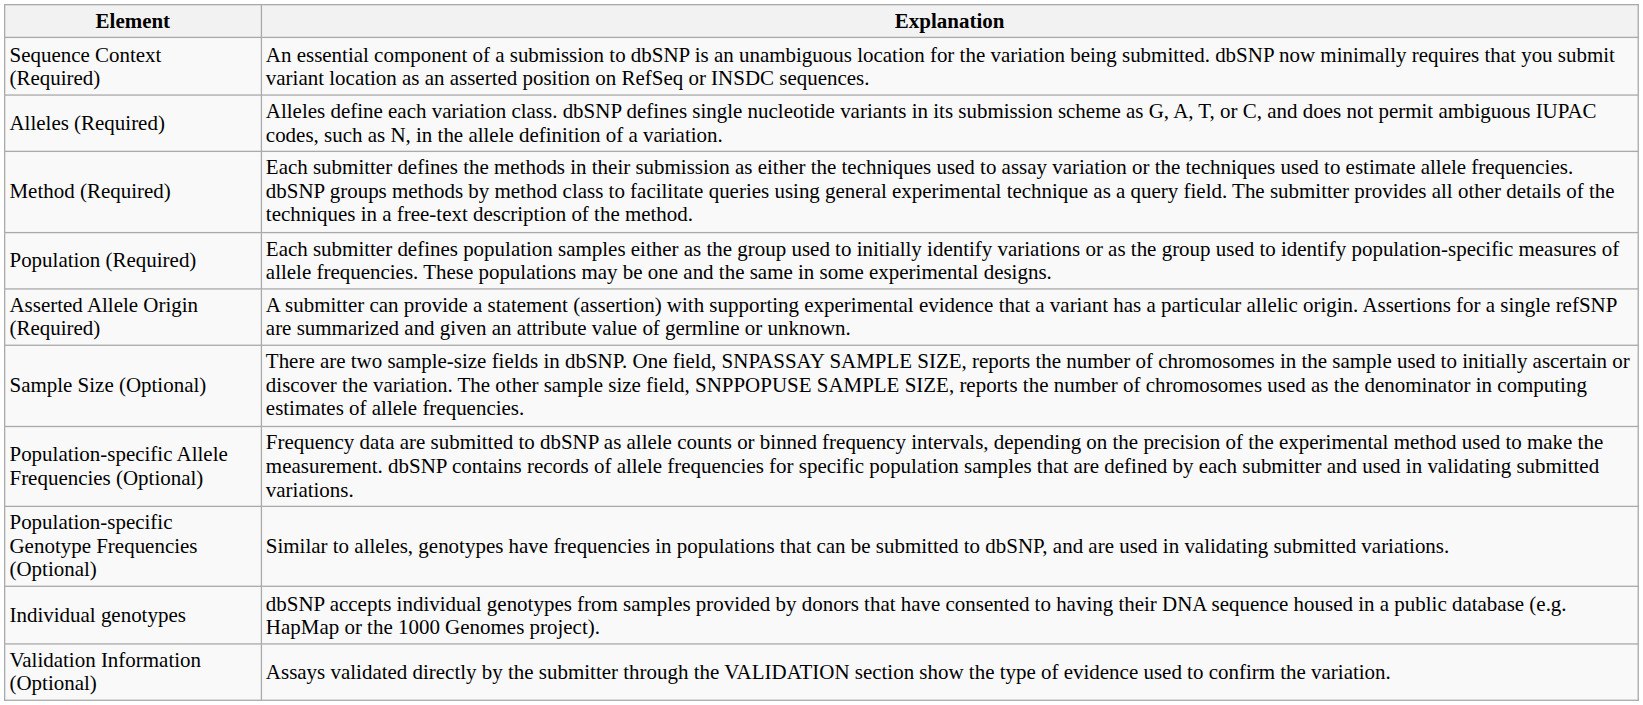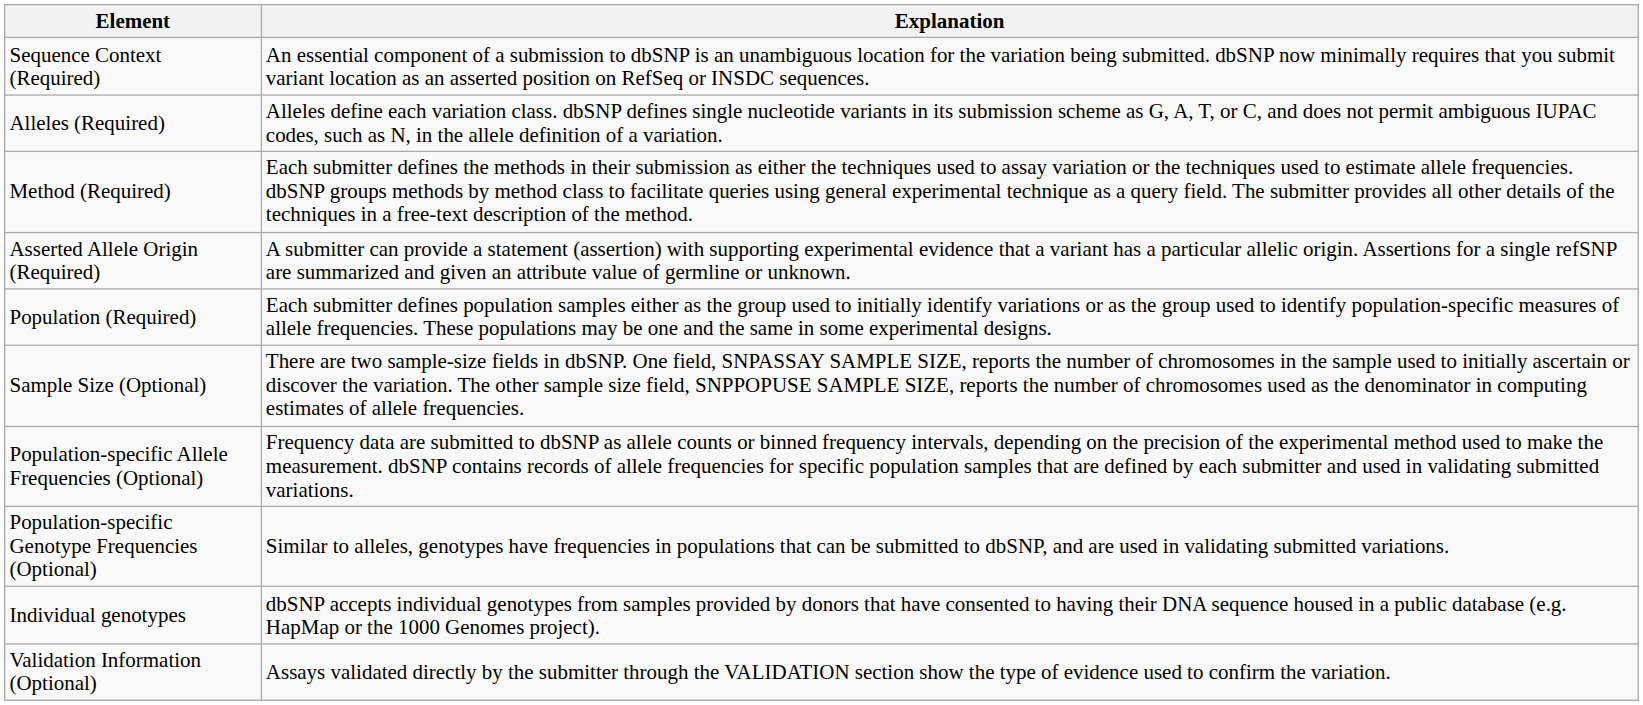rows swapped: (104, 317) <-> (103, 260)
